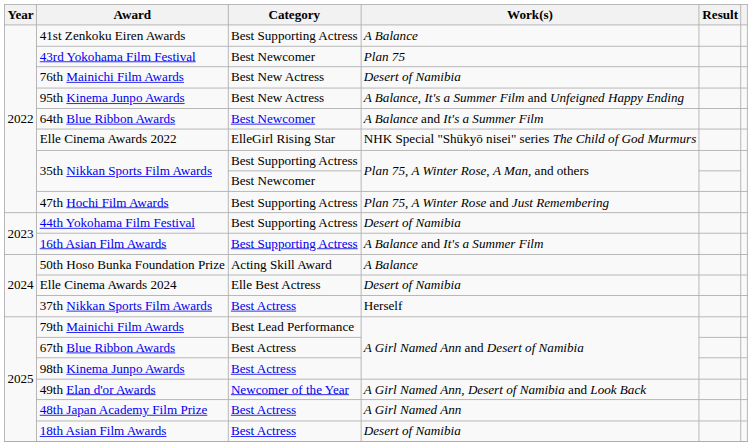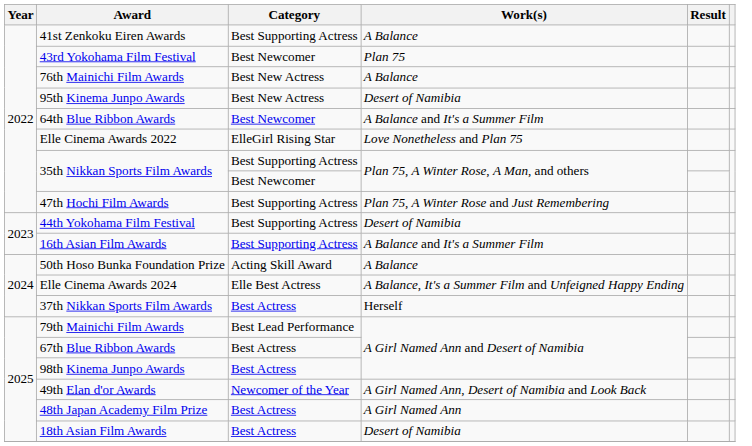(412, 77) Desert of Namibia -> (391, 77) A Balance
(524, 98) A Balance, It's a Summer Film and Unfeigned Happy Ending -> (412, 98) Desert of Namibia
(530, 139) NHK Special "Shūkyō nisei" series The Child of God Murmurs -> (443, 139) Love Nonetheless and Plan 75
(412, 285) Desert of Namibia -> (524, 285) A Balance, It's a Summer Film and Unfeigned Happy Ending
